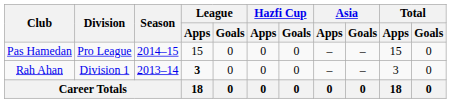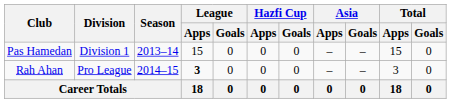(104, 51) Pro League -> (104, 51) Division 1
(158, 51) 2014–15 -> (158, 51) 2013–14
(104, 70) Division 1 -> (104, 70) Pro League
(158, 70) 2013–14 -> (158, 70) 2014–15
